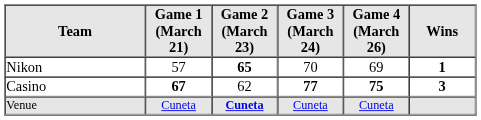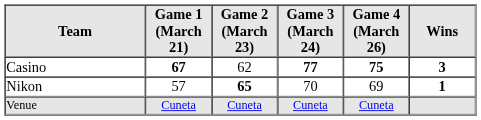rows swapped: (26, 86) <-> (24, 67)
(244, 105) bold -> (244, 105) normal
